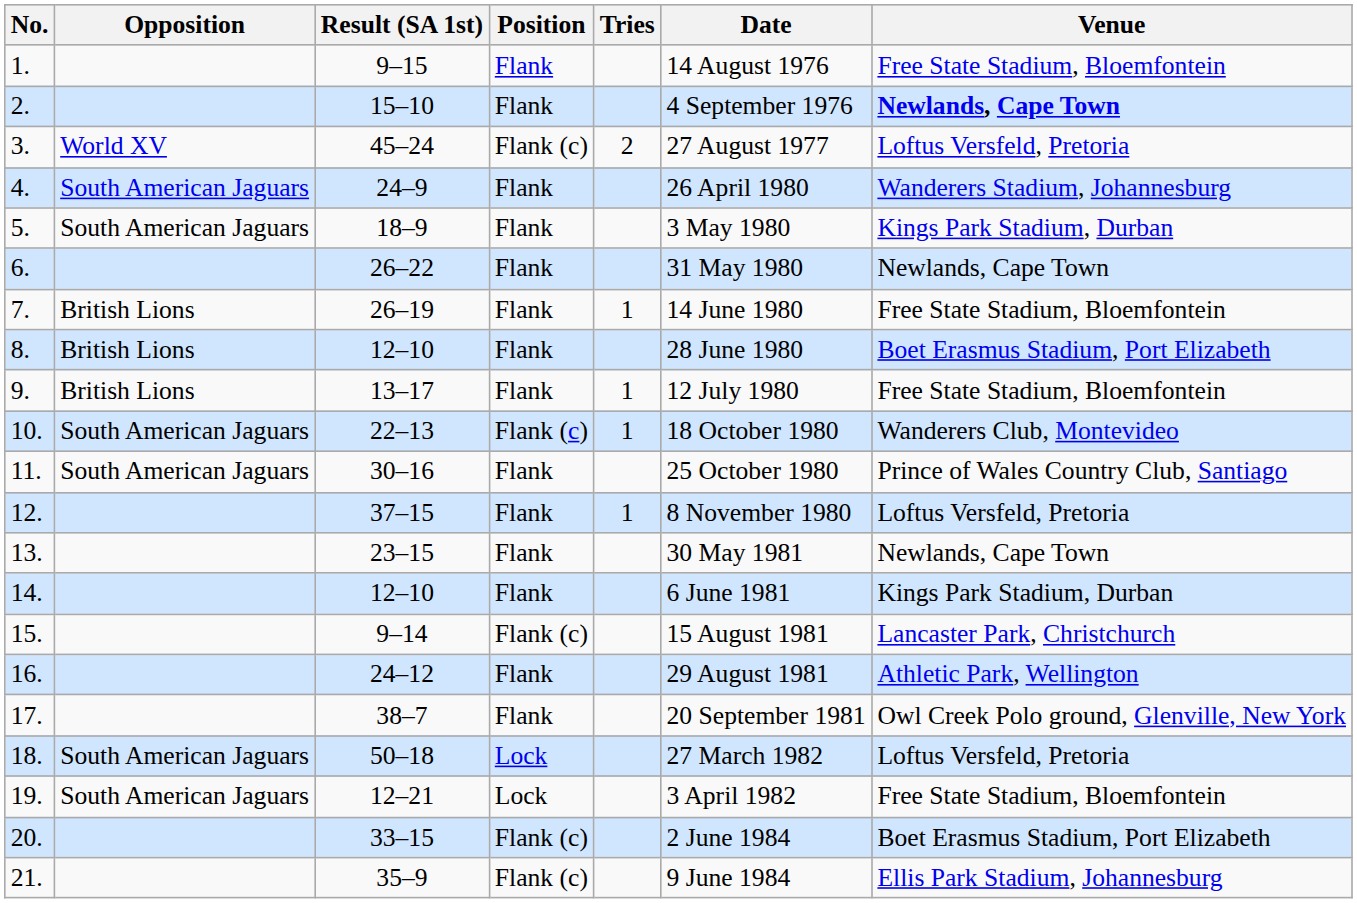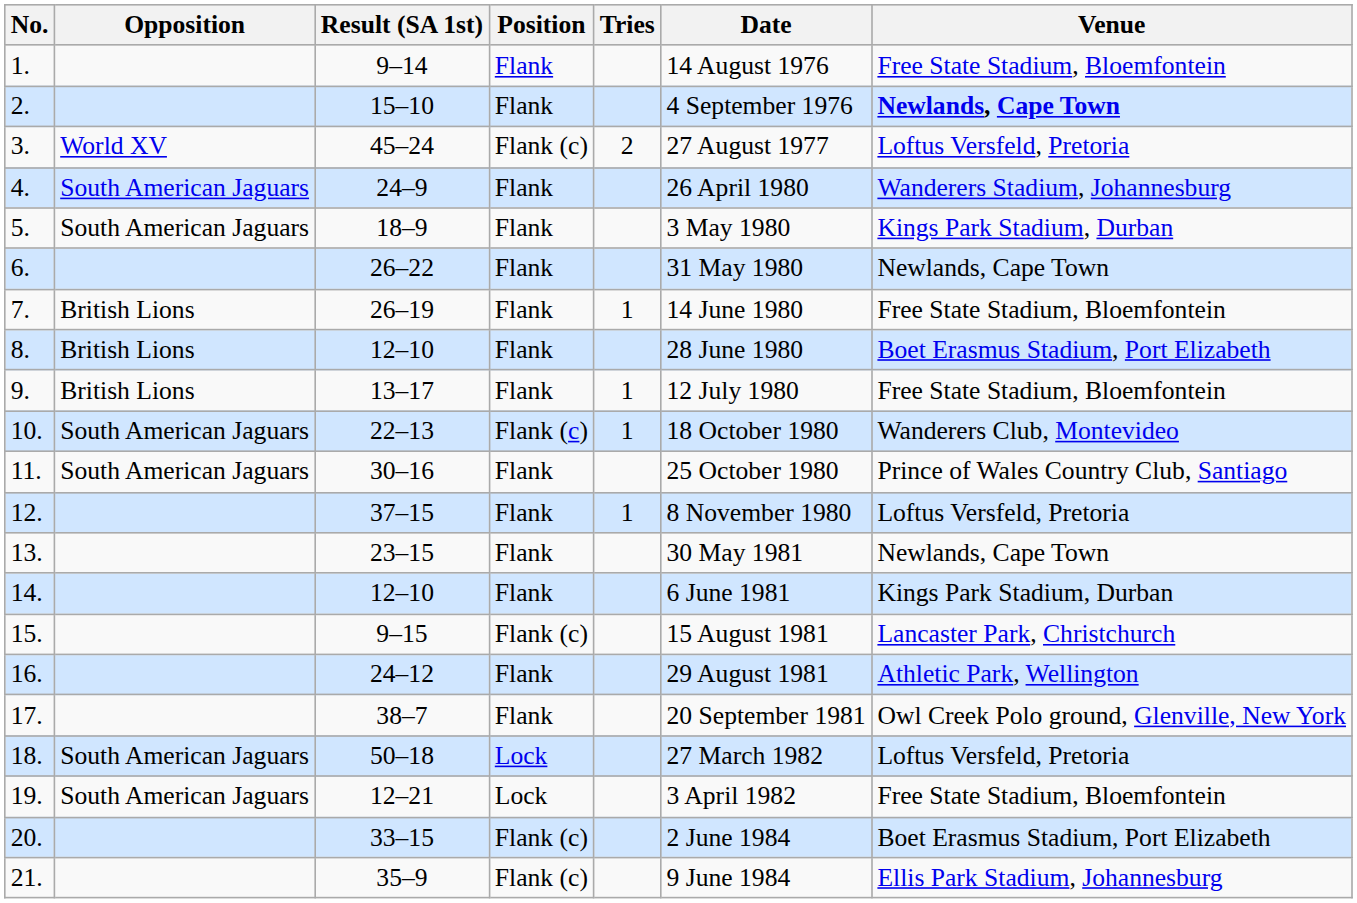(402, 65) 9–15 -> (402, 65) 9–14
(402, 633) 9–14 -> (402, 633) 9–15
